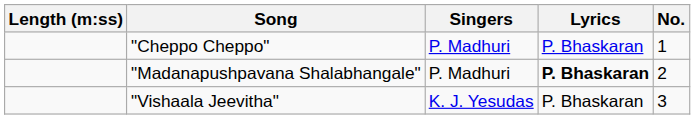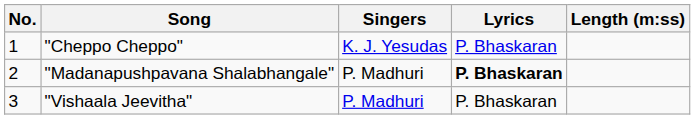columns swapped: (671, 18) <-> (66, 18)
(469, 46) P. Madhuri -> (395, 46) K. J. Yesudas
(481, 101) K. J. Yesudas -> (383, 101) P. Madhuri
